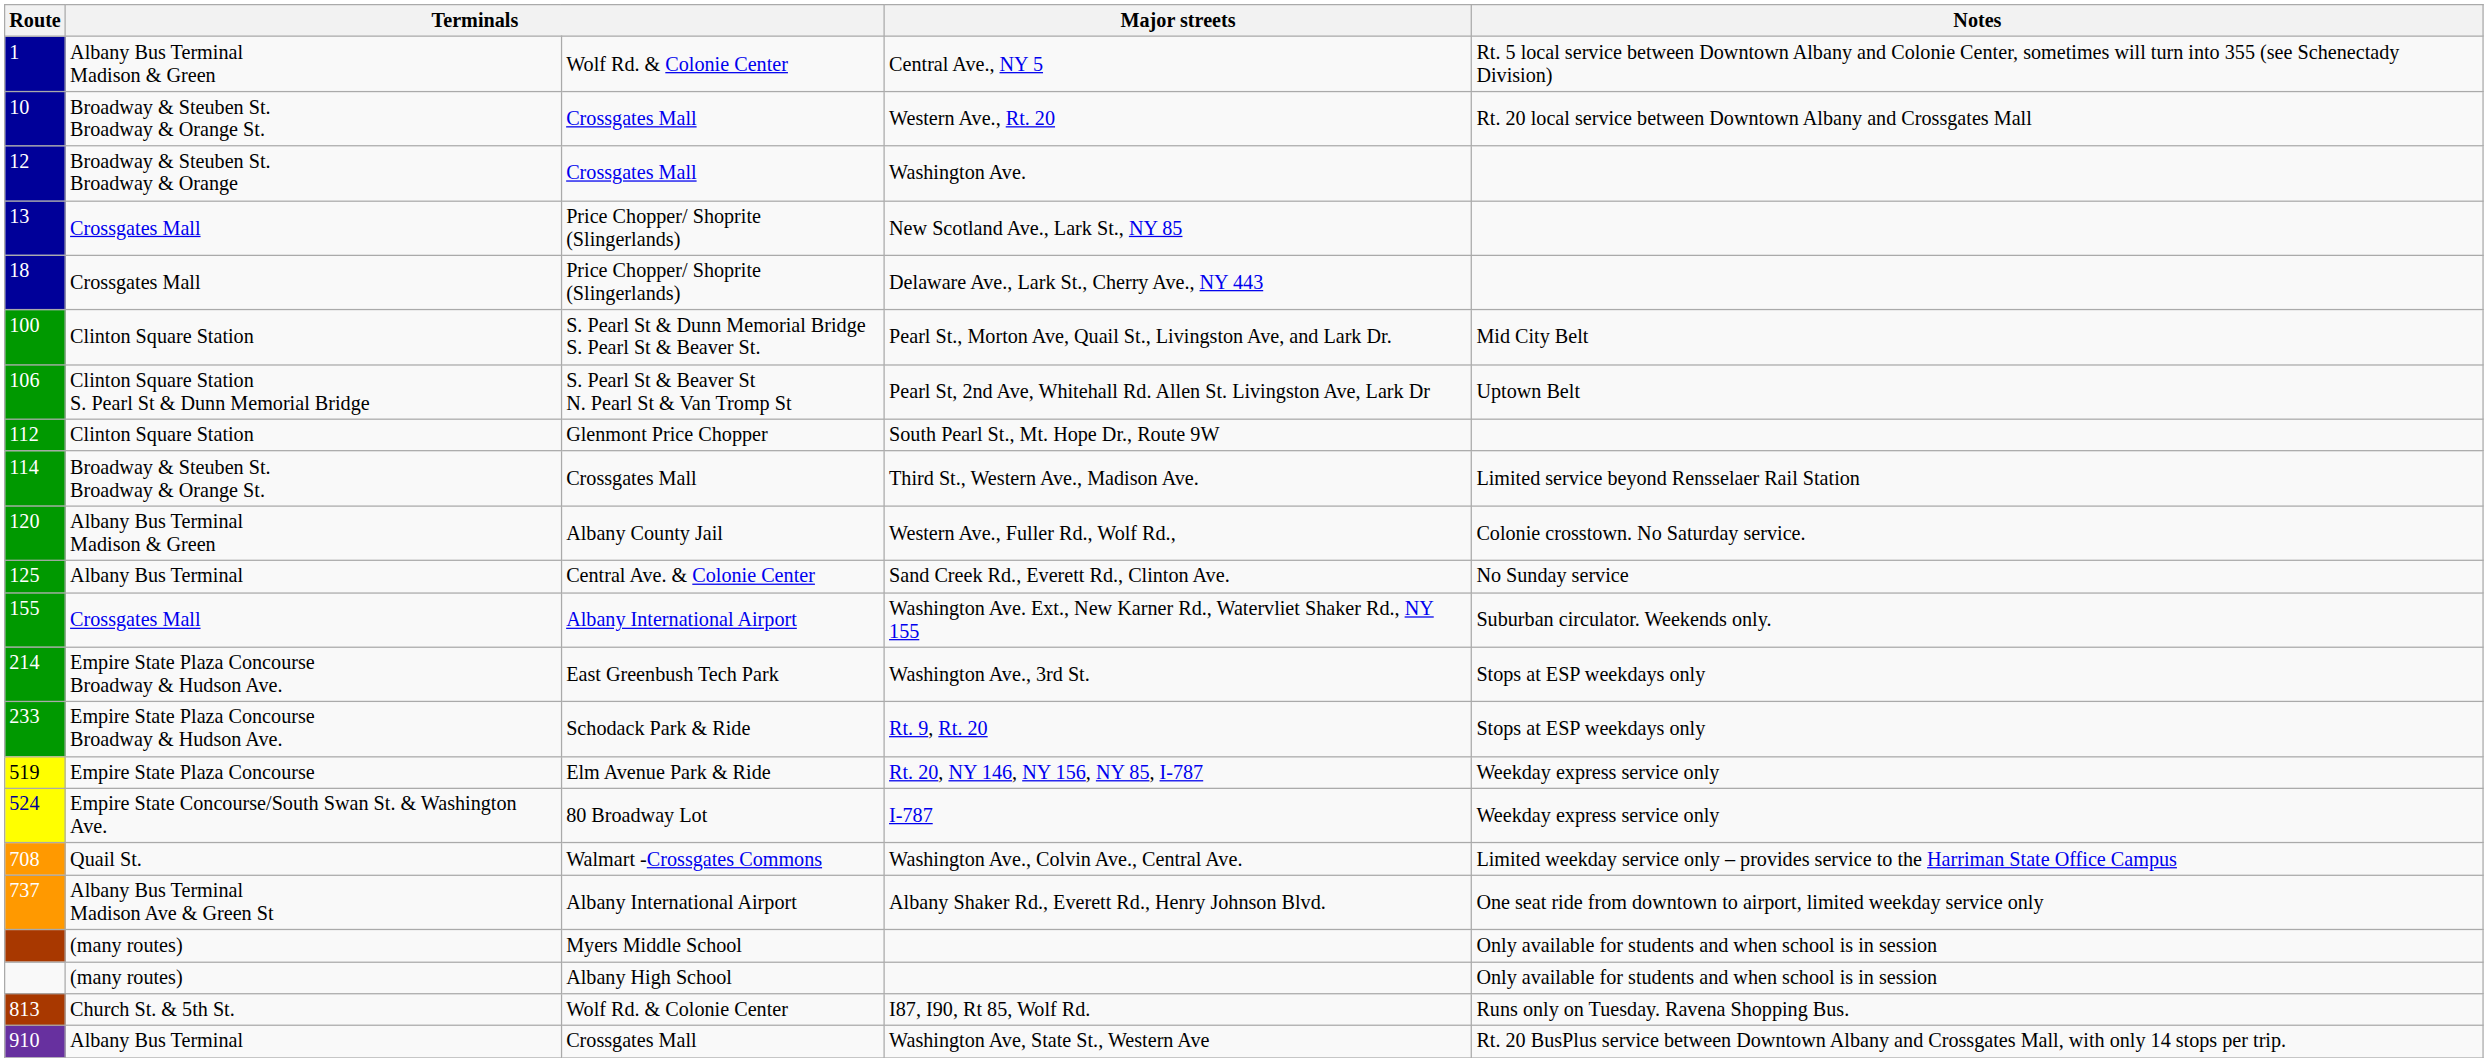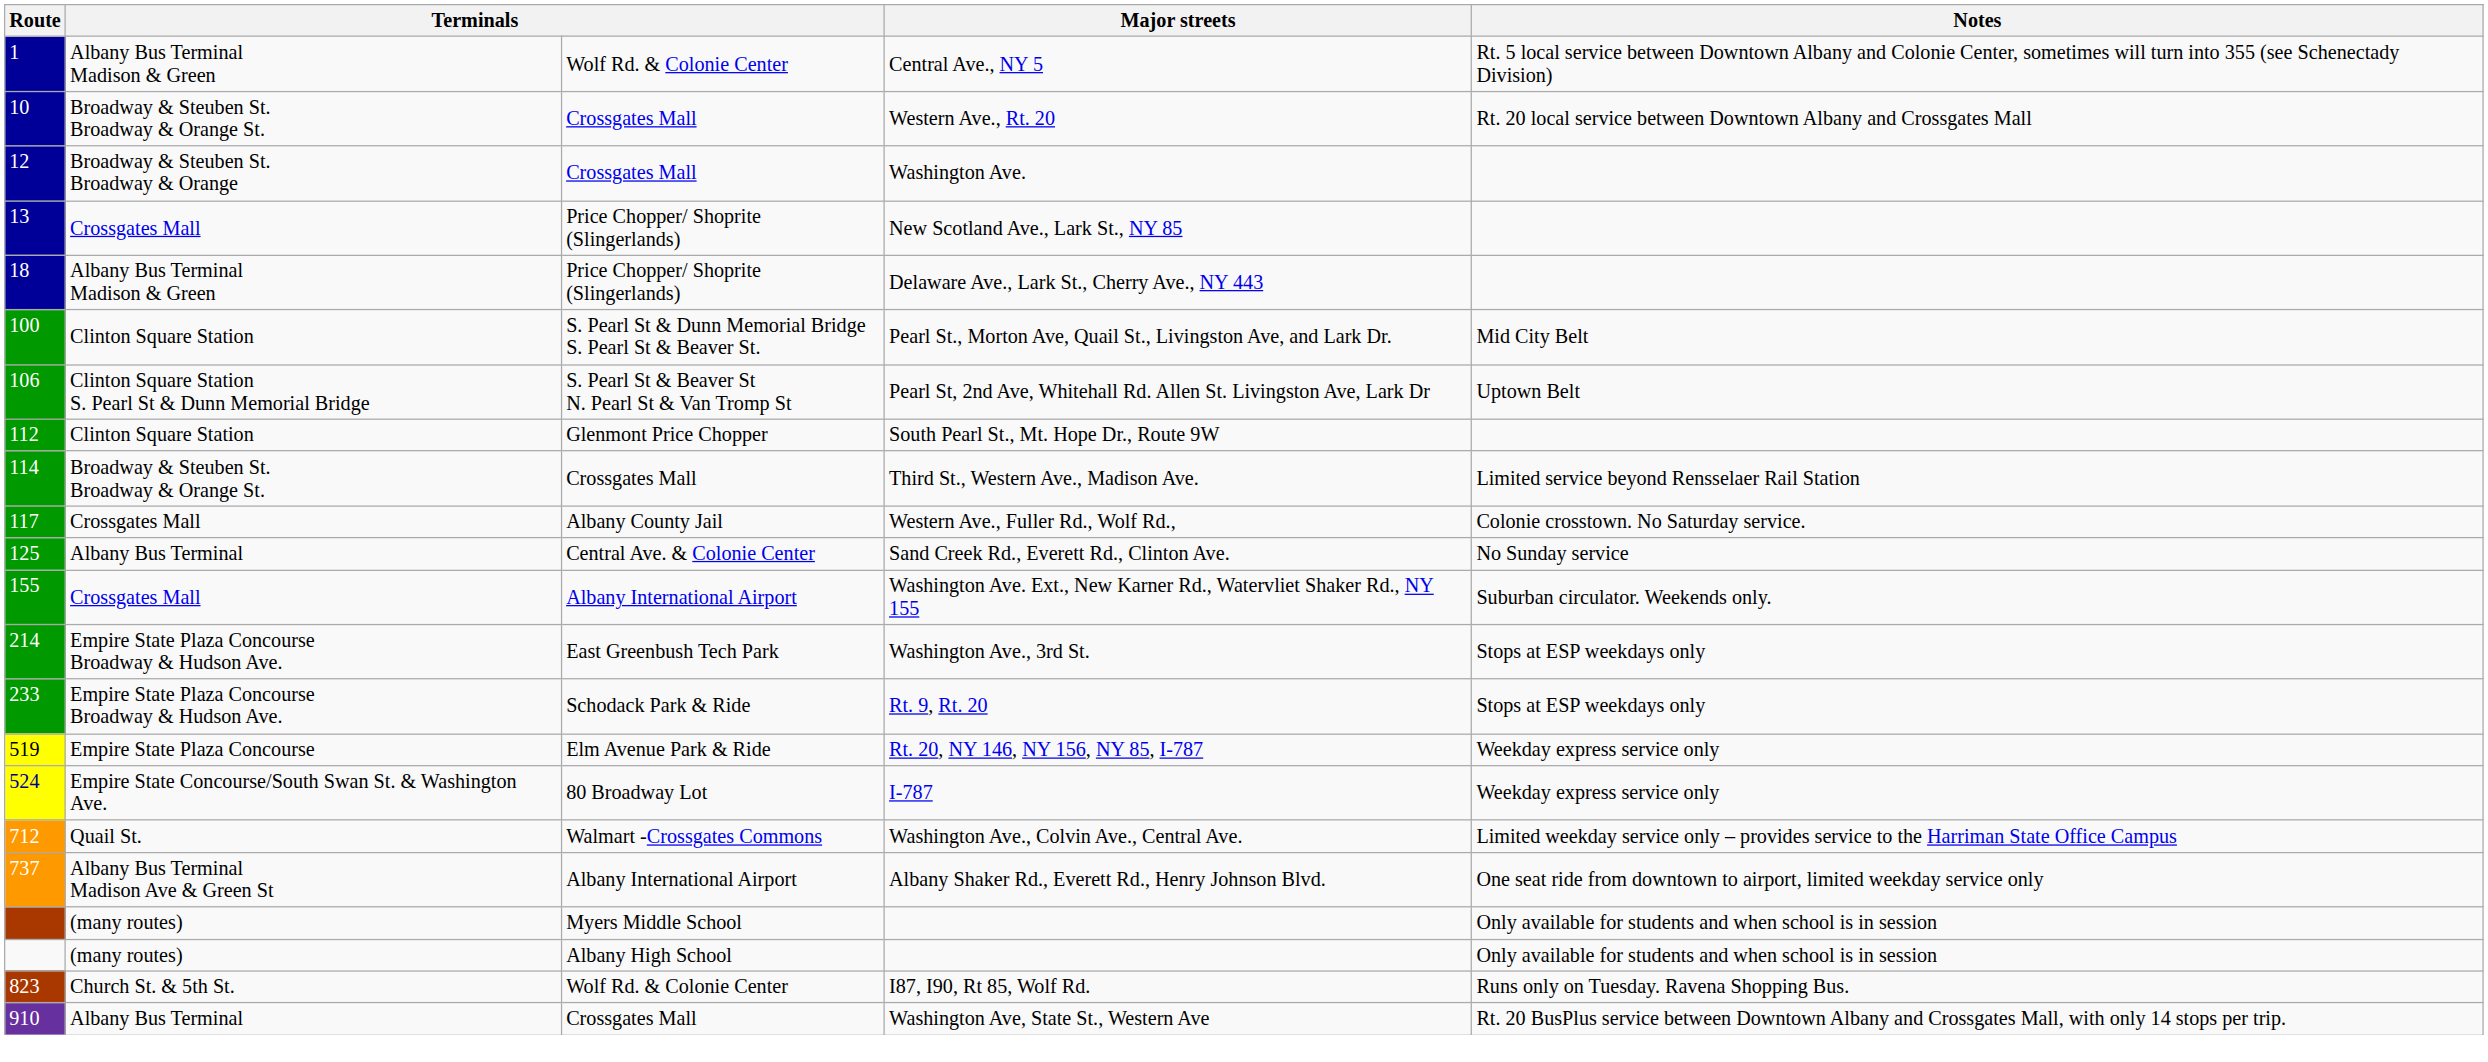(135, 282) Crossgates Mall -> (157, 282) Albany Bus Terminal Madison & Green
(24, 521) 120 -> (24, 521) 117
(157, 532) Albany Bus Terminal Madison & Green -> (135, 521) Crossgates Mall
(24, 858) 708 -> (24, 836) 712
(24, 1009) 813 -> (24, 986) 823
